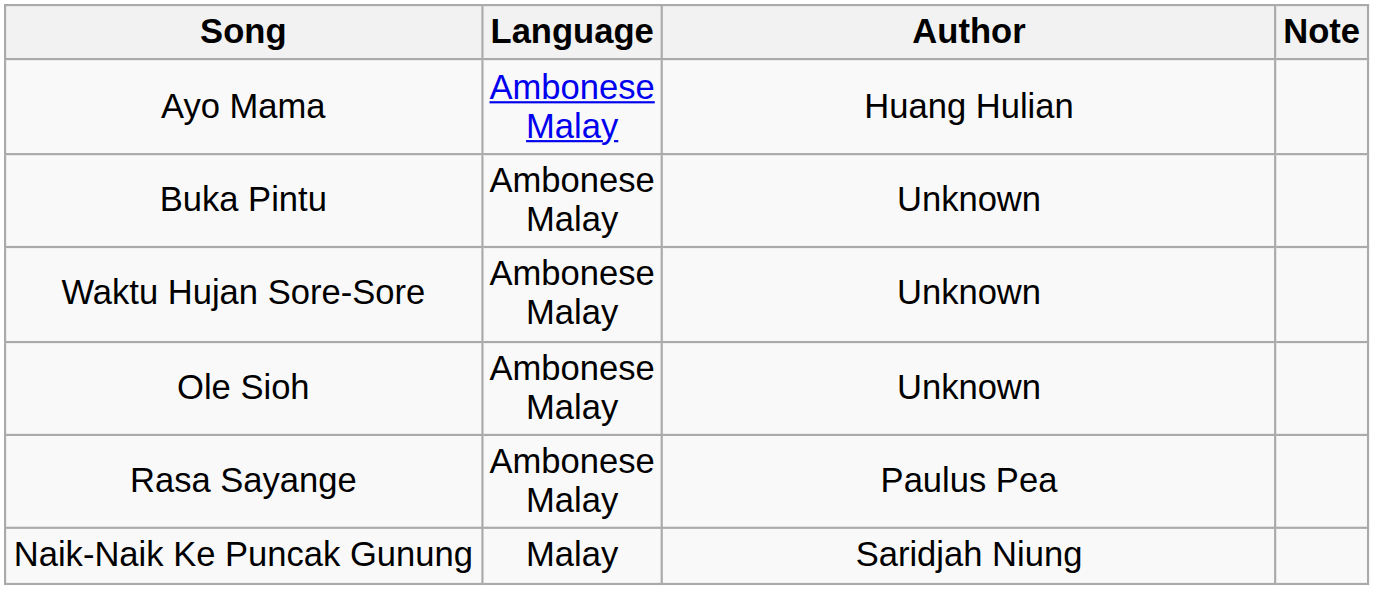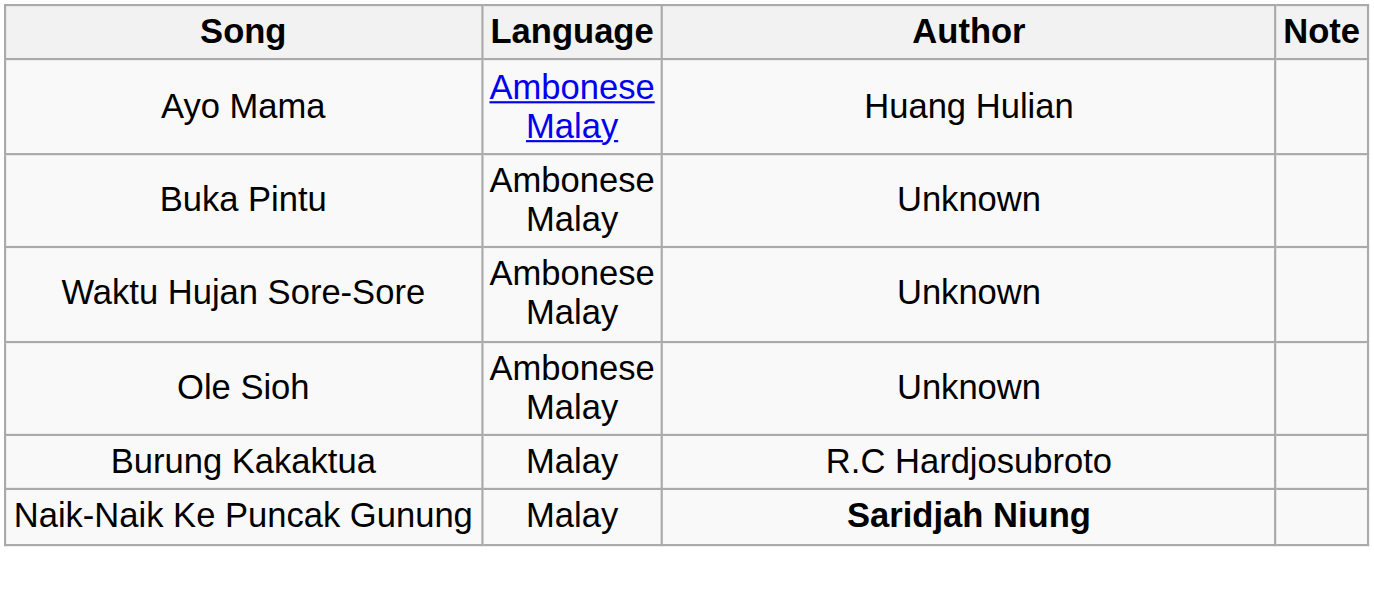- row: (243, 480)
+ row: (243, 461)
(969, 555) normal -> (969, 516) bold
